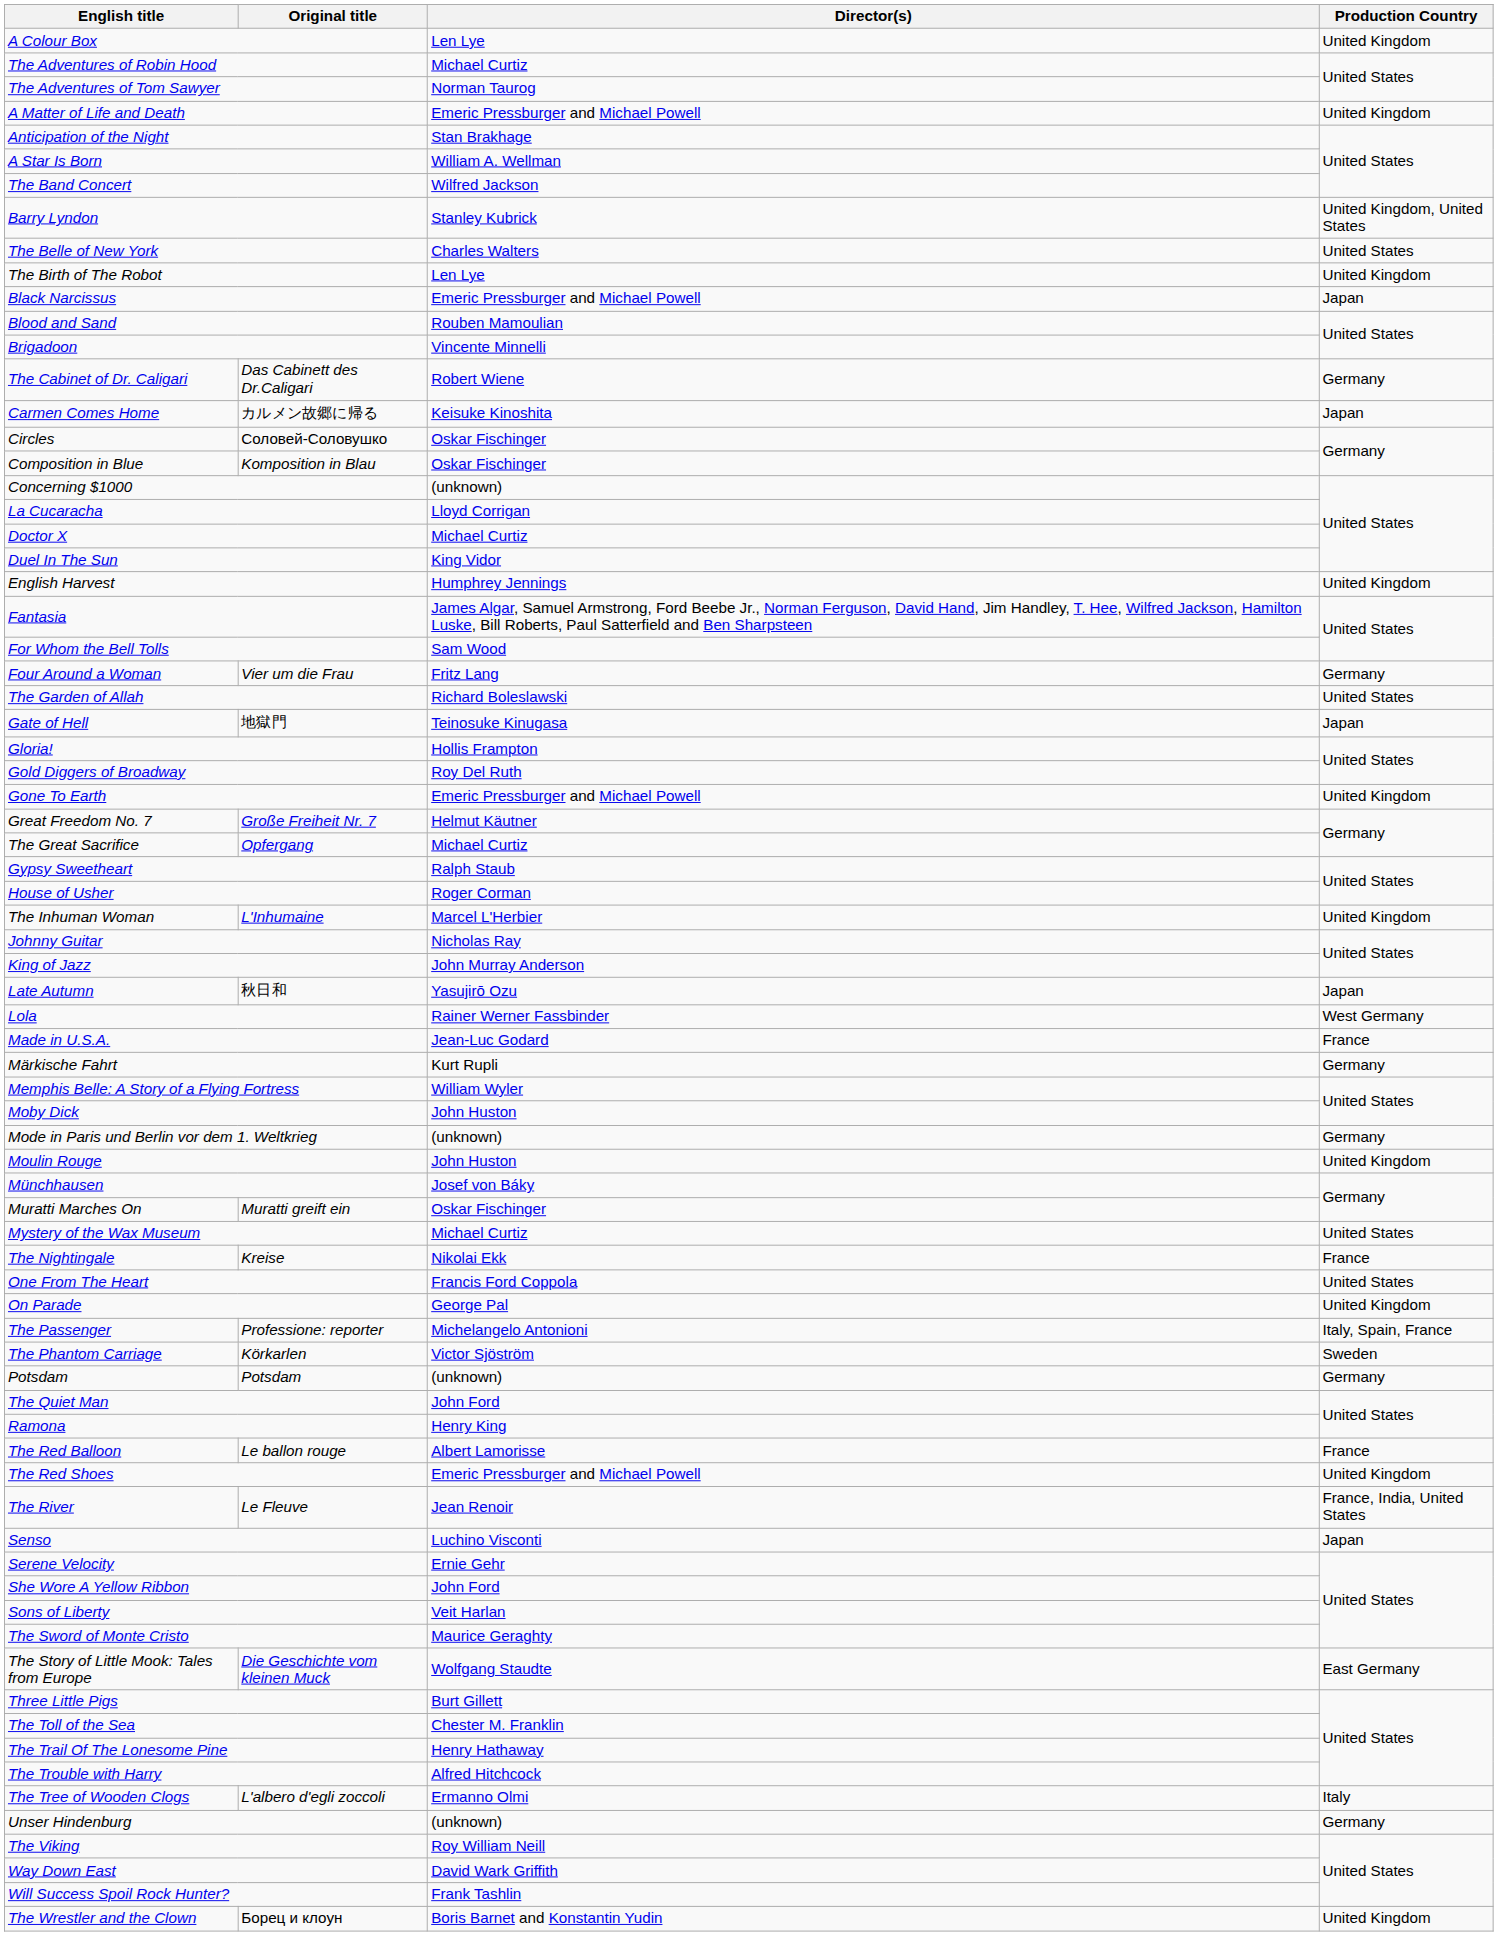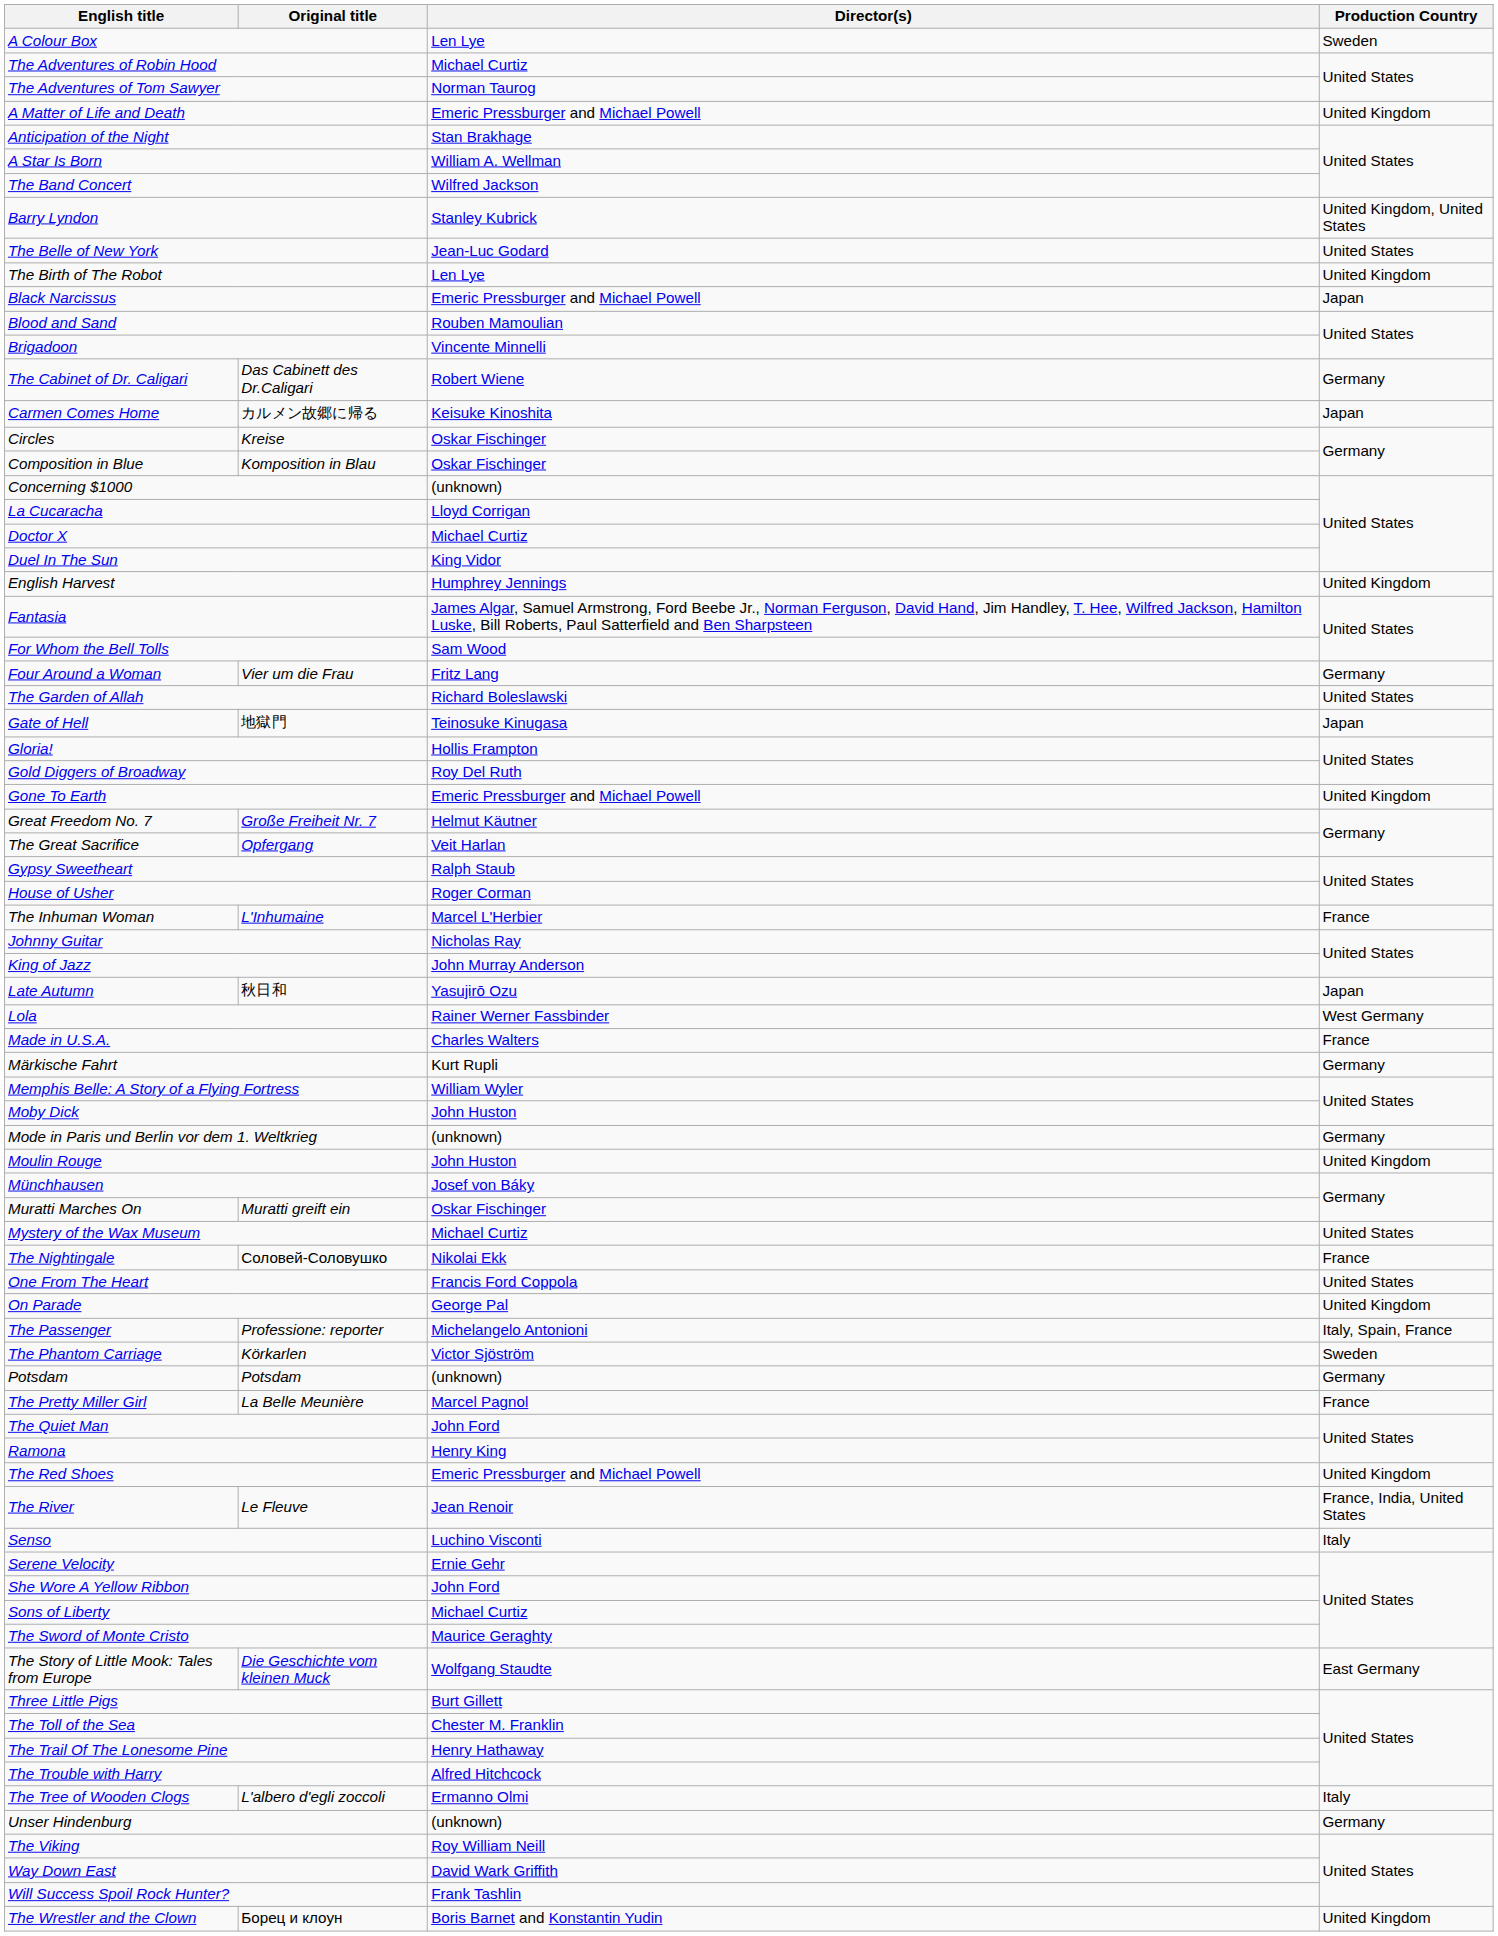(1376, 40) United Kingdom -> (1350, 40) Sweden
(485, 250) Charles Walters -> (490, 250) Jean-Luc Godard
(314, 439) Соловей-Соловушко -> (263, 439) Kreise
(479, 844) Michael Curtiz -> (468, 844) Veit Harlan
(1376, 917) United Kingdom -> (1346, 917) France
(490, 1040) Jean-Luc Godard -> (485, 1040) Charles Walters
(263, 1257) Kreise -> (314, 1257) Соловей-Соловушко
+ row: (77, 1402)
- row: (65, 1450)
(1343, 1539) Japan -> (1336, 1539) Italy
(468, 1612) Veit Harlan -> (479, 1612) Michael Curtiz
